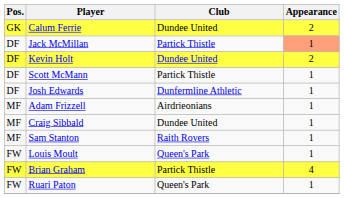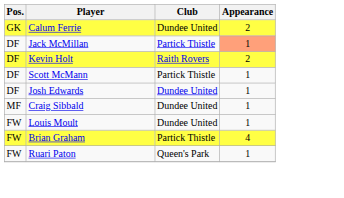(187, 59) Dundee United -> (183, 59) Raith Rovers
(199, 91) Dunfermline Athletic -> (187, 91) Dundee United
- row: (57, 106)
- row: (54, 138)
(183, 153) Queen's Park -> (187, 122) Dundee United
